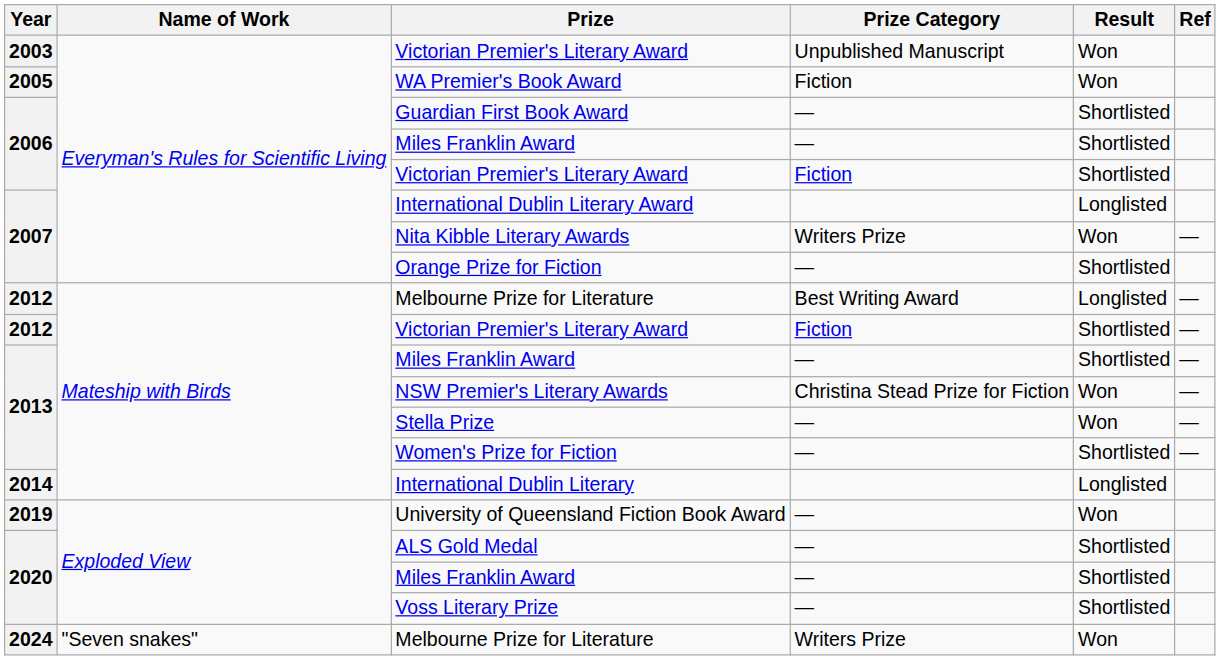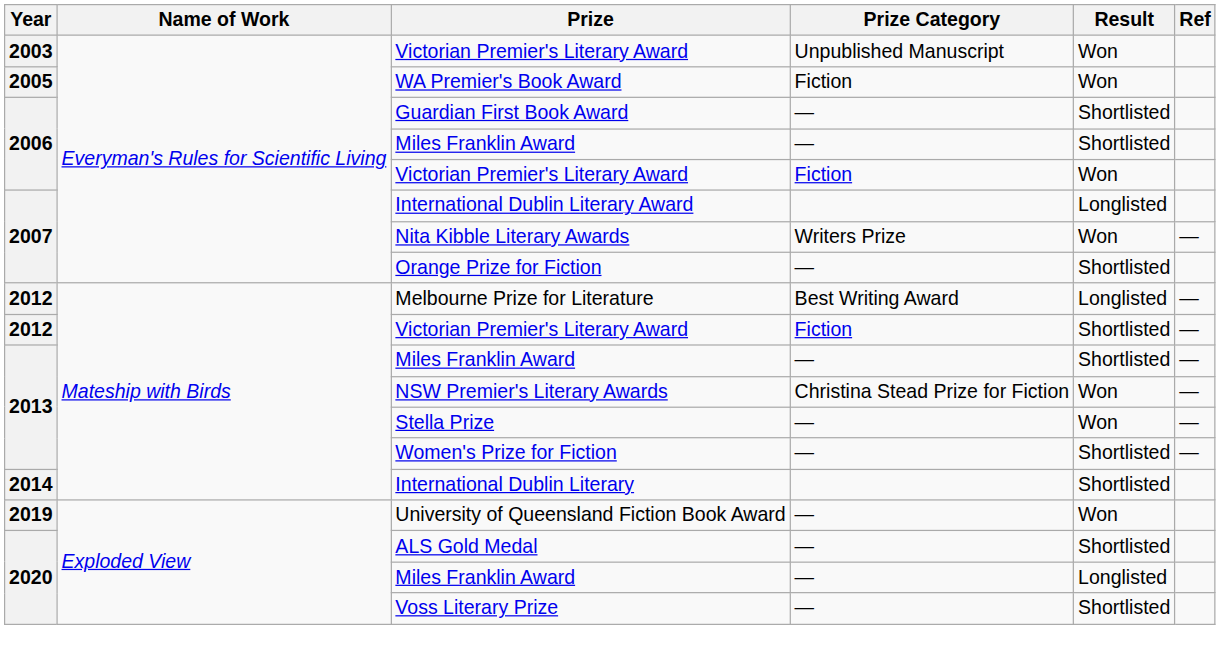(1124, 174) Shortlisted -> (1098, 174) Won
(1123, 484) Longlisted -> (1124, 484) Shortlisted
(1124, 577) Shortlisted -> (1123, 577) Longlisted
- row: (31, 639)
